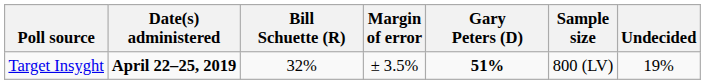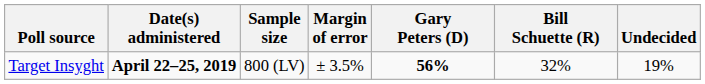columns swapped: (583, 28) <-> (302, 28)
(487, 65) 51% -> (433, 65) 56%
